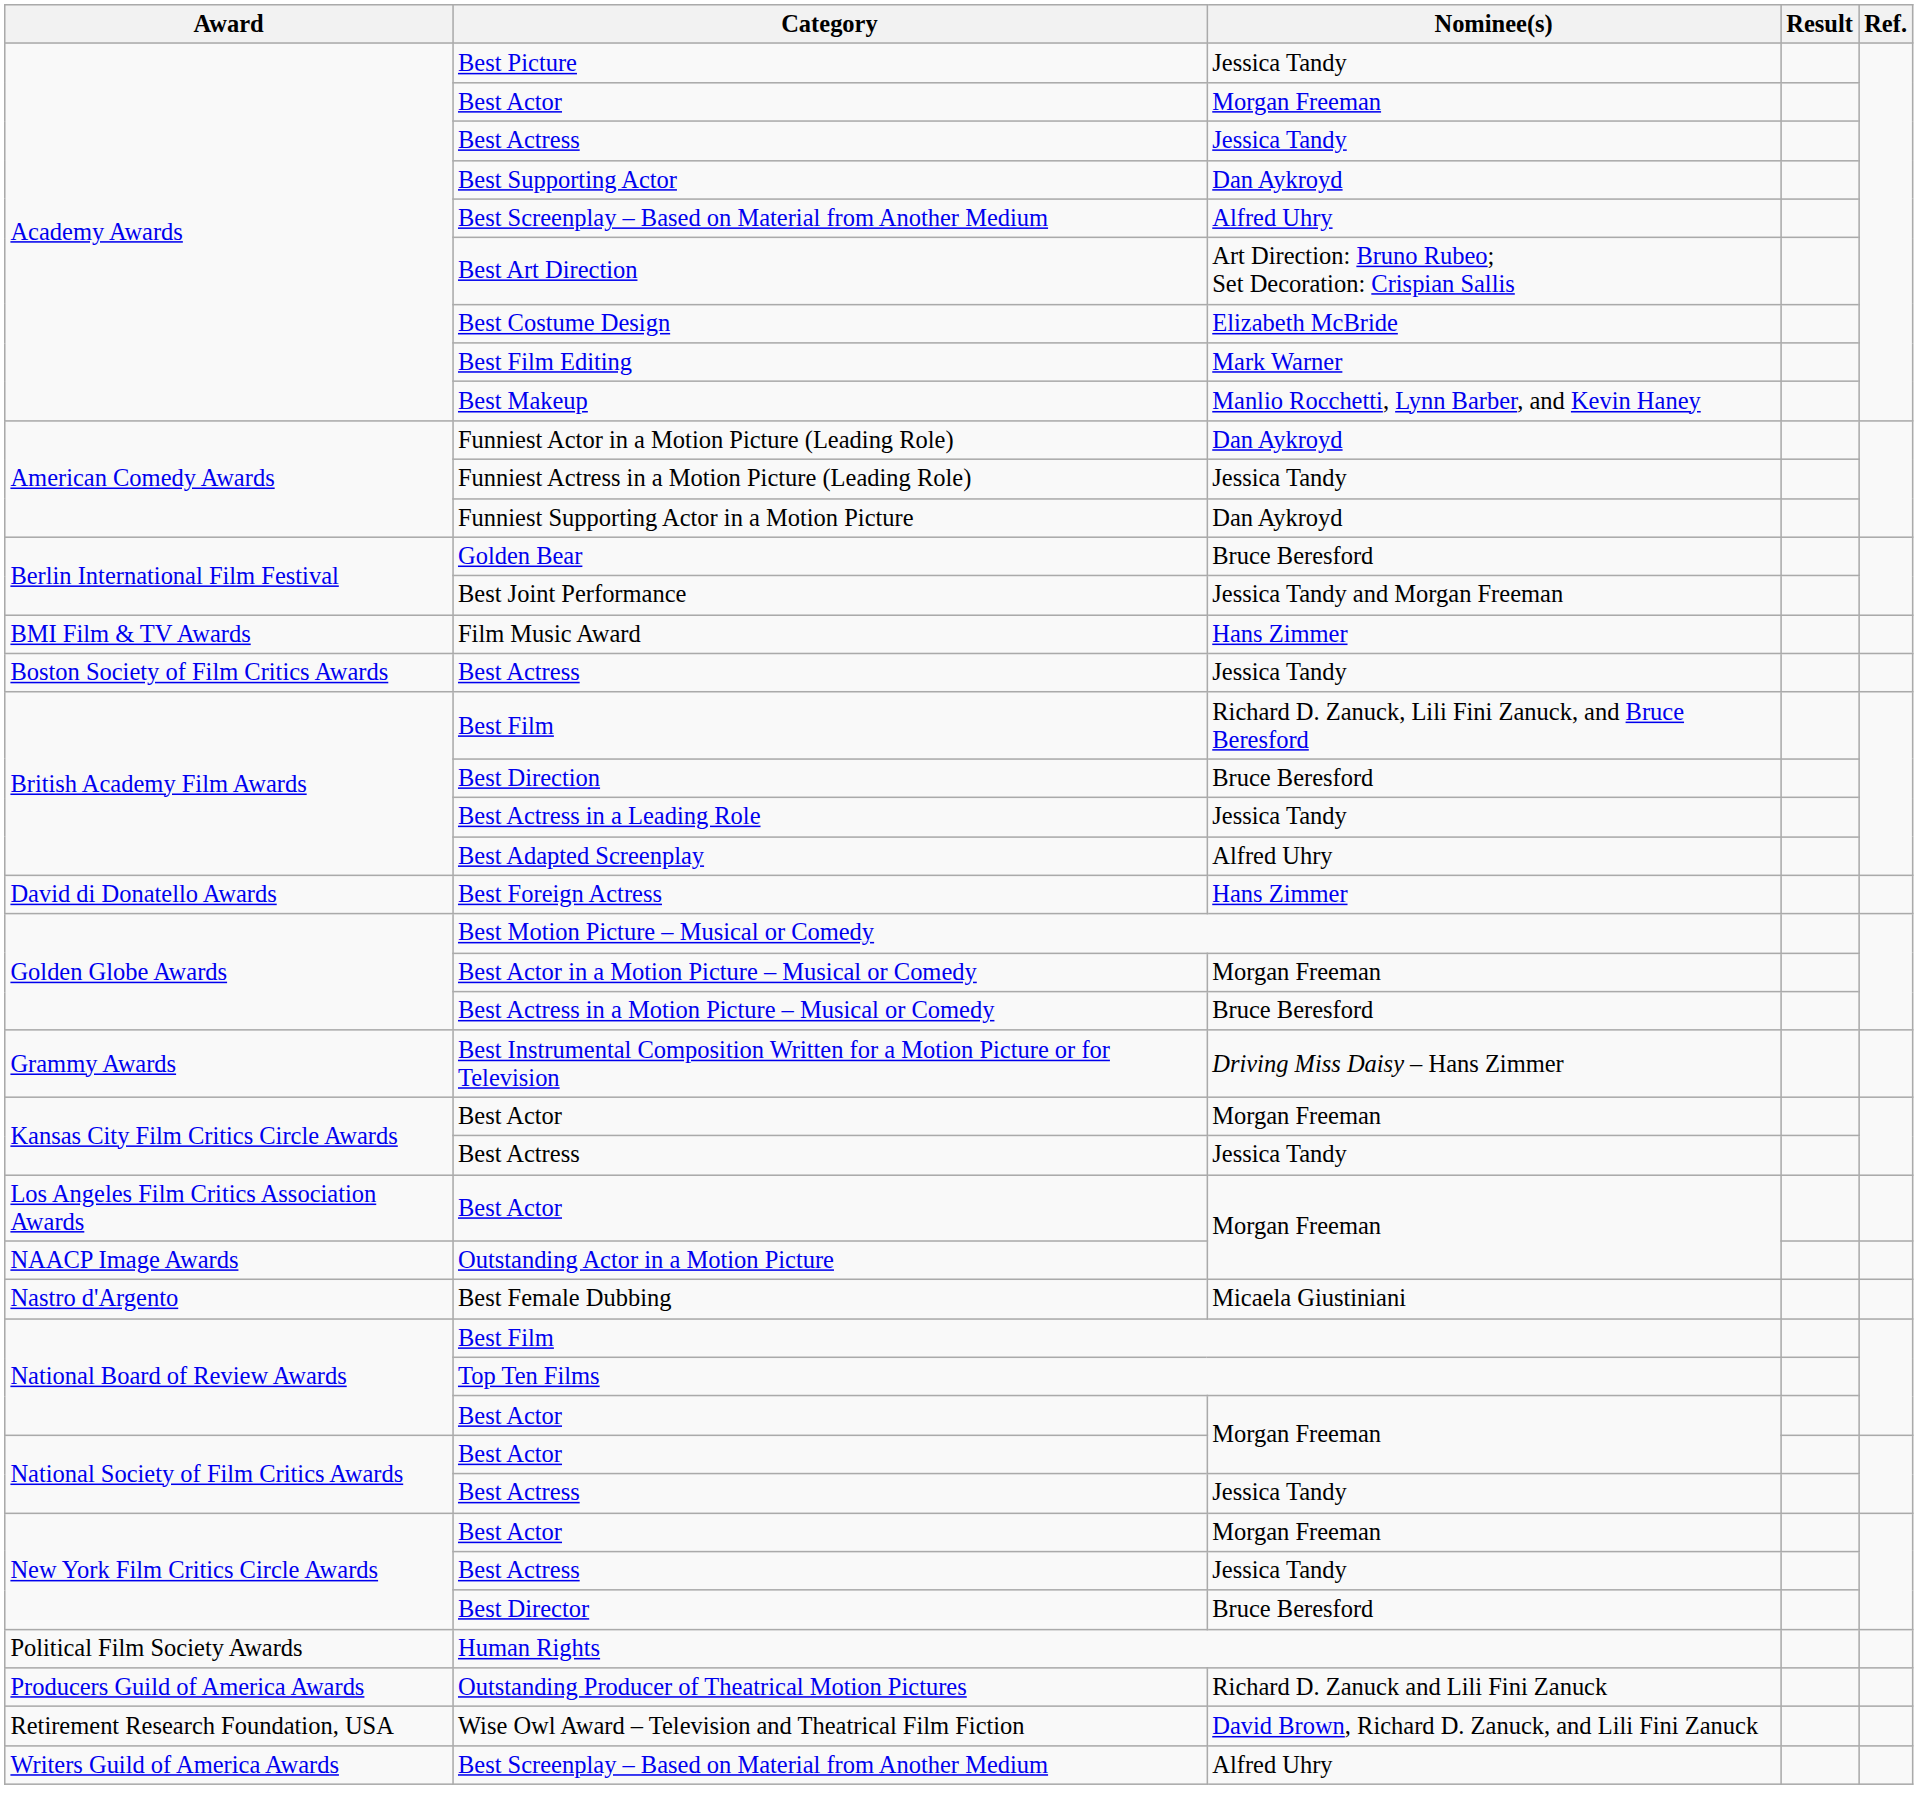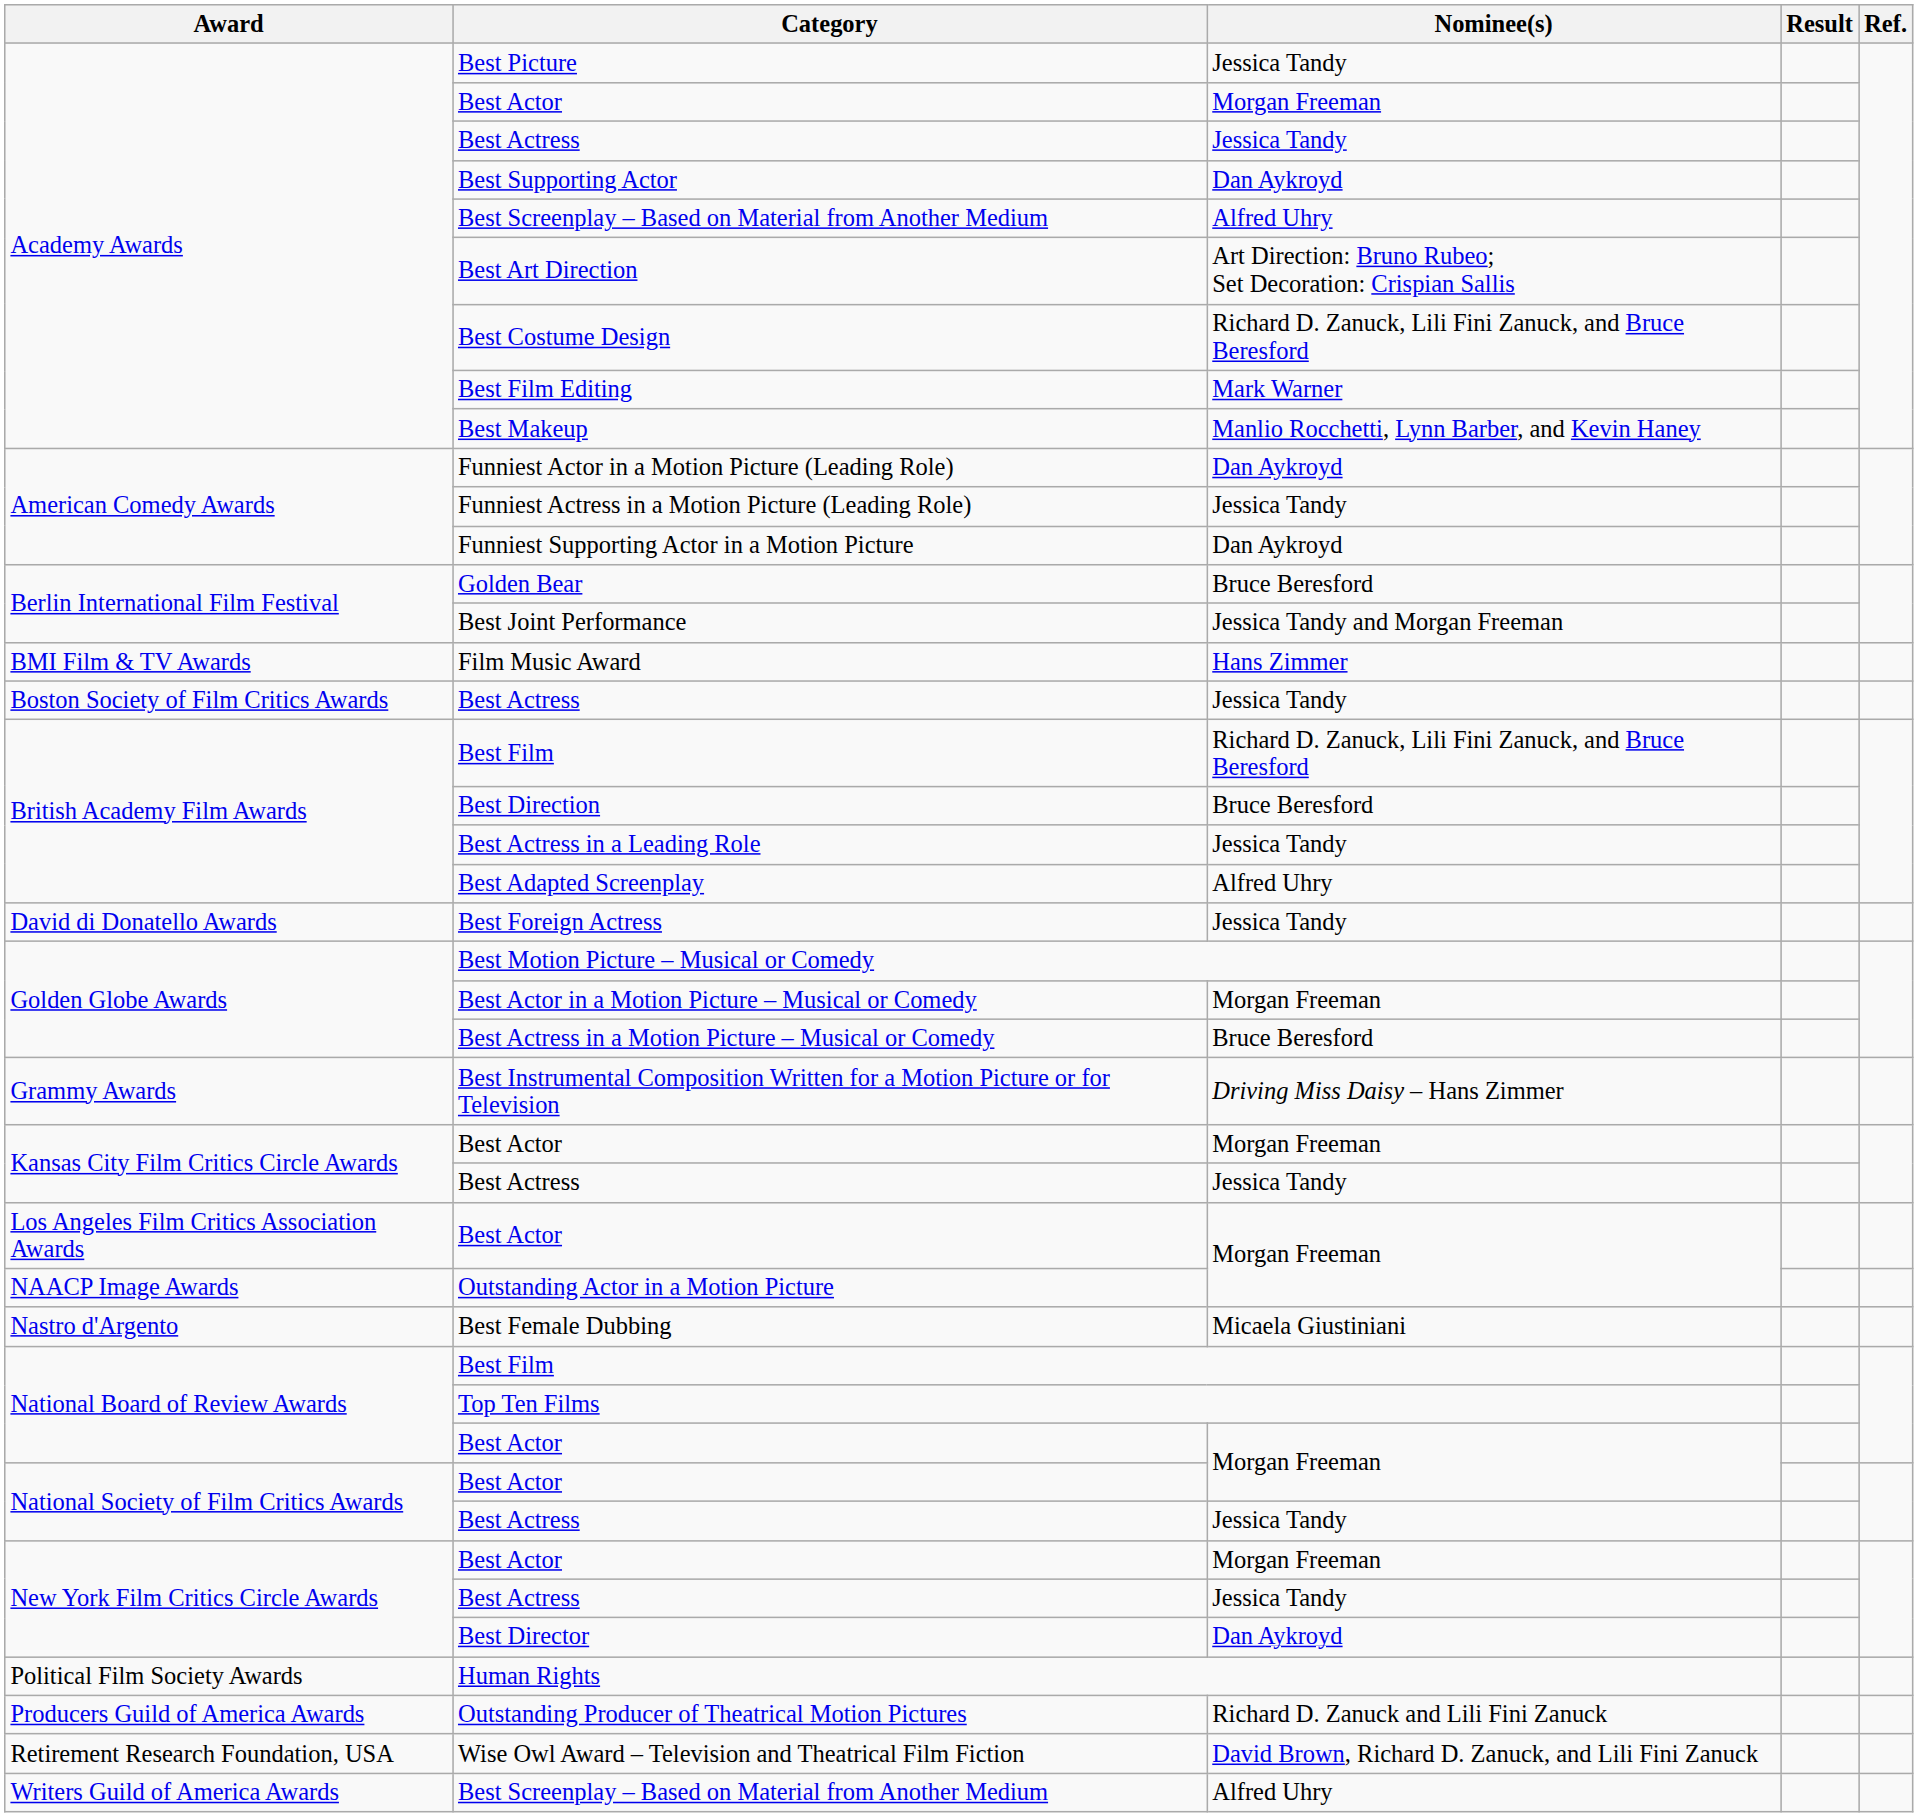(1305, 323) Elizabeth McBride -> (1448, 336) Richard D. Zanuck, Lili Fini Zanuck, and Bruce Beresford
(1280, 894) Hans Zimmer -> (1279, 921) Jessica Tandy
(1293, 1609) Bruce Beresford -> (1277, 1636) Dan Aykroyd
